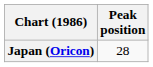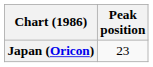(123, 51) 28 -> (123, 51) 23
